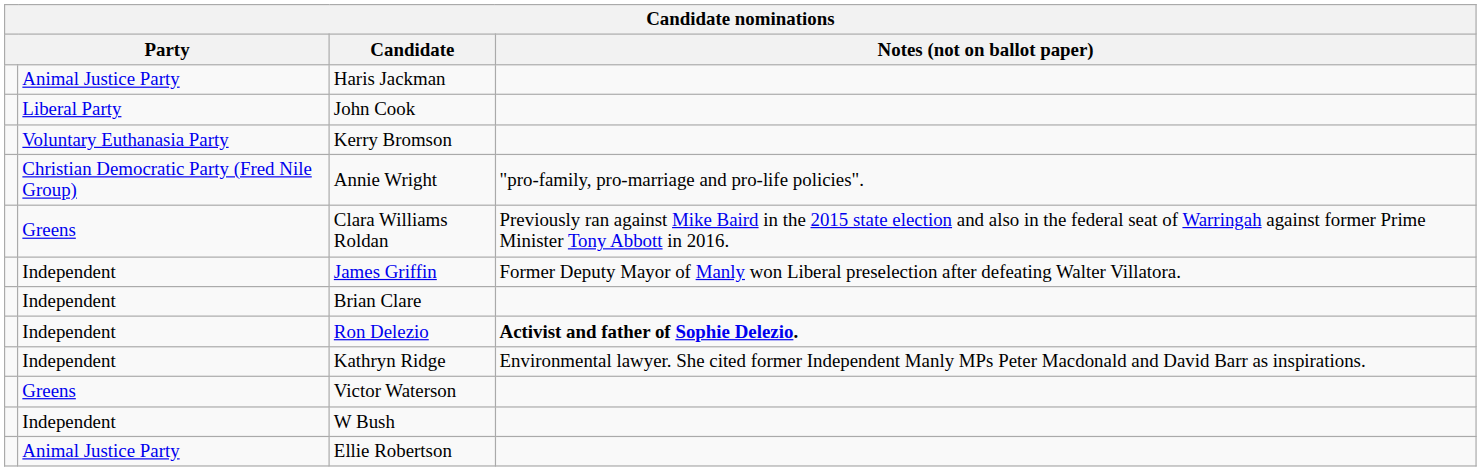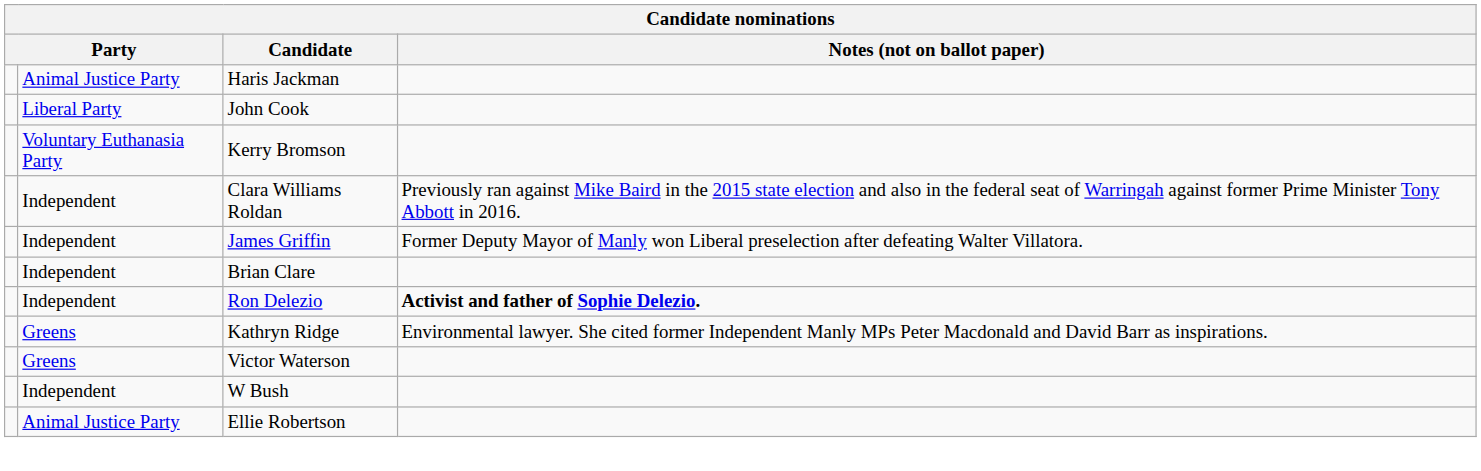- row: (385, 179)
(49, 230) Greens -> (69, 201) Independent
(69, 361) Independent -> (49, 331) Greens
